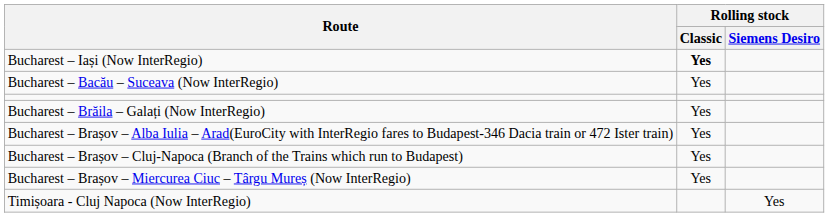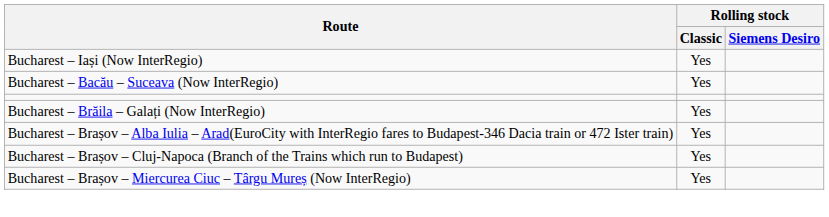(701, 60) bold -> (701, 60) normal
- row: (129, 200)
